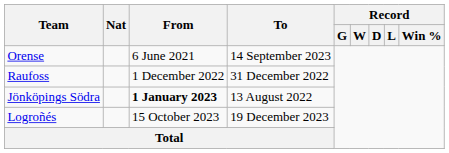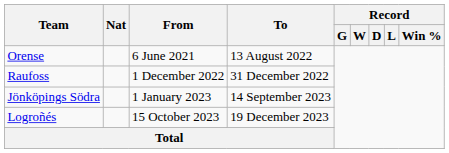(281, 55) 14 September 2023 -> (271, 55) 13 August 2022
(175, 96) bold -> (172, 96) normal
(271, 96) 13 August 2022 -> (281, 96) 14 September 2023
